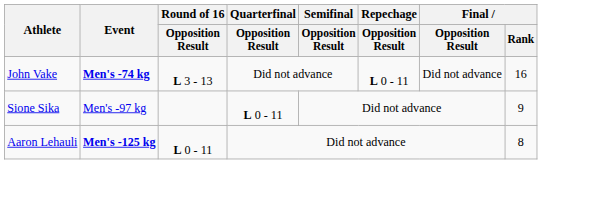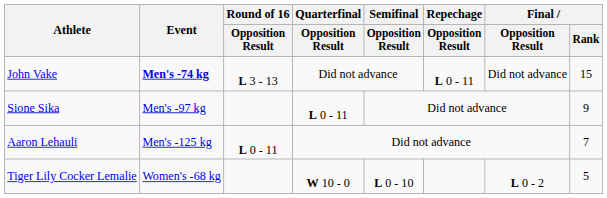(521, 74) 16 -> (586, 74) 15
(119, 142) bold -> (177, 142) normal
(521, 142) 8 -> (586, 142) 7
+ row: (72, 176)
